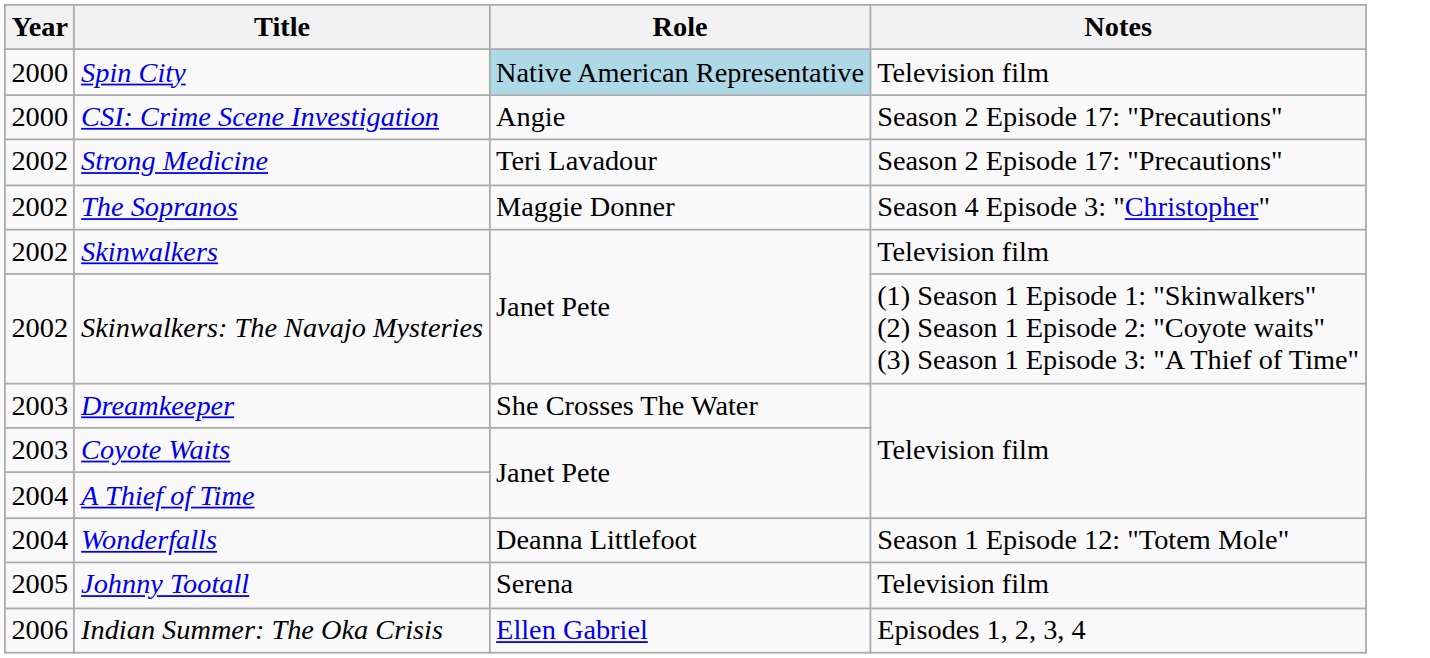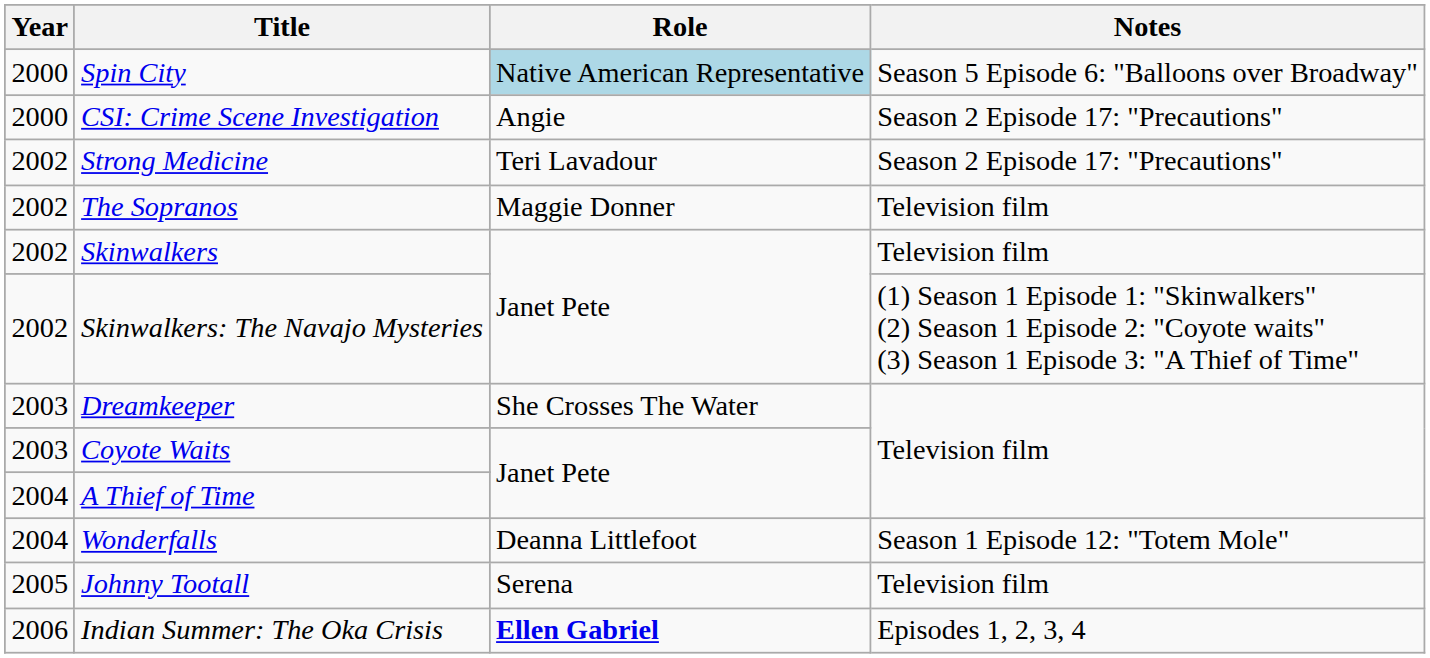(963, 71) Television film -> (1148, 71) Season 5 Episode 6: "Balloons over Broadway"
(1074, 206) Season 4 Episode 3: "Christopher" -> (963, 206) Television film
(572, 629) normal -> (578, 629) bold
